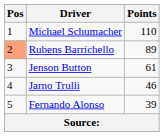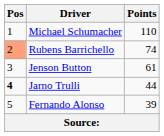(151, 49) 89 -> (151, 49) 74
(10, 85) normal -> (10, 85) bold
(151, 85) 46 -> (151, 85) 44
